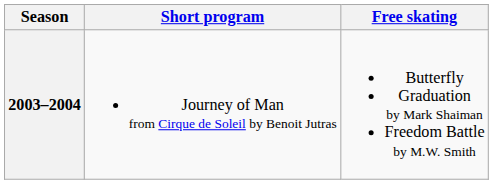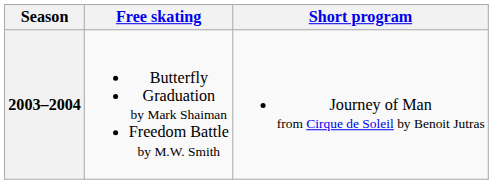columns swapped: (213, 17) <-> (414, 17)
